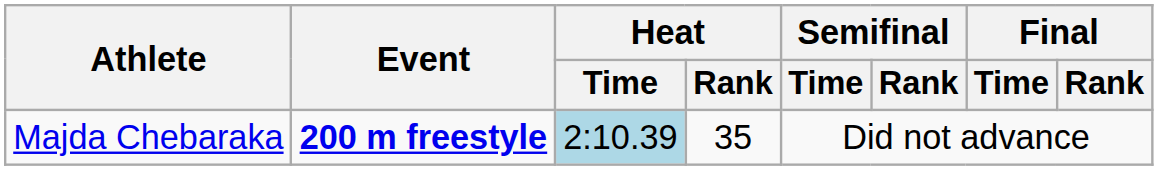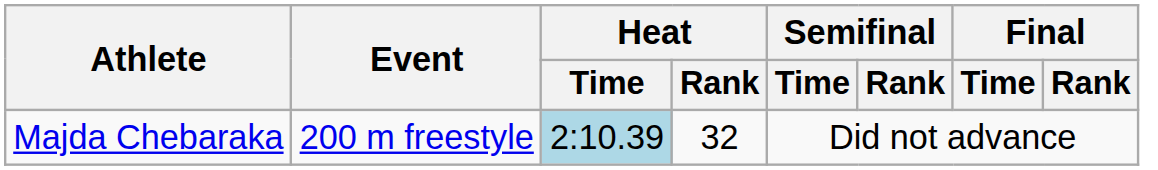(423, 138) bold -> (417, 138) normal
(733, 138) 35 -> (720, 138) 32
